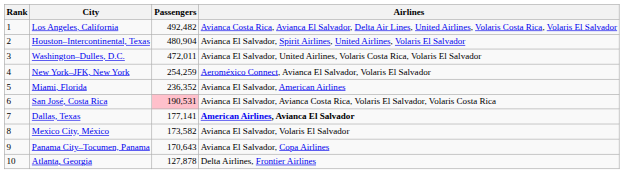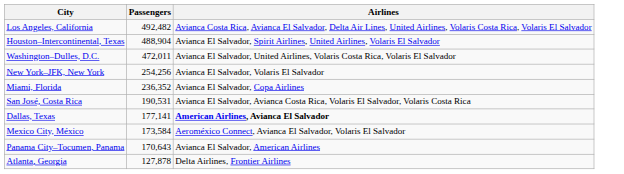- column: (17, 12)
(182, 42) 480,904 -> (156, 42) 488,904
(182, 72) 254,259 -> (156, 72) 254,256
(316, 72) Aeroméxico Connect, Avianca El Salvador, Volaris El Salvador -> (250, 72) Avianca El Salvador, Volaris El Salvador
(273, 87) Avianca El Salvador, American Airlines -> (240, 87) Avianca El Salvador, Copa Airlines
(182, 102) pink background -> (156, 102) no background
(182, 132) 173,582 -> (156, 132) 173,584
(275, 132) Avianca El Salvador, Volaris El Salvador -> (290, 132) Aeroméxico Connect, Avianca El Salvador, Volaris El Salvador
(265, 147) Avianca El Salvador, Copa Airlines -> (248, 147) Avianca El Salvador, American Airlines
